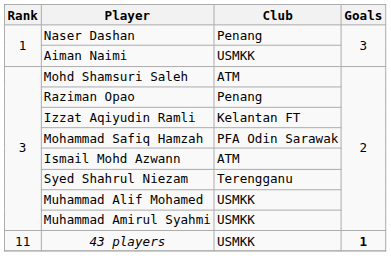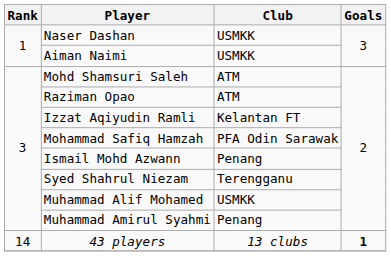(240, 35) Penang -> (236, 35) USMKK
(240, 97) Penang -> (228, 97) ATM
(228, 159) ATM -> (240, 159) Penang
(236, 220) USMKK -> (240, 220) Penang
(23, 241) 11 -> (23, 241) 14
(236, 241) USMKK -> (278, 241) 13 clubs
